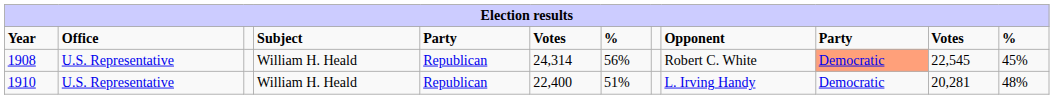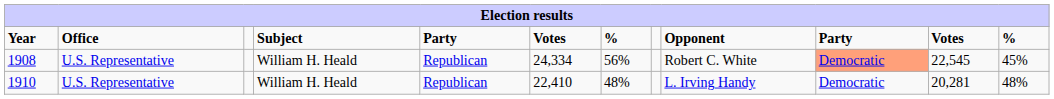(553, 60) 24,314 -> (553, 60) 24,334
(553, 82) 22,400 -> (553, 82) 22,410
(617, 82) 51% -> (617, 82) 48%
